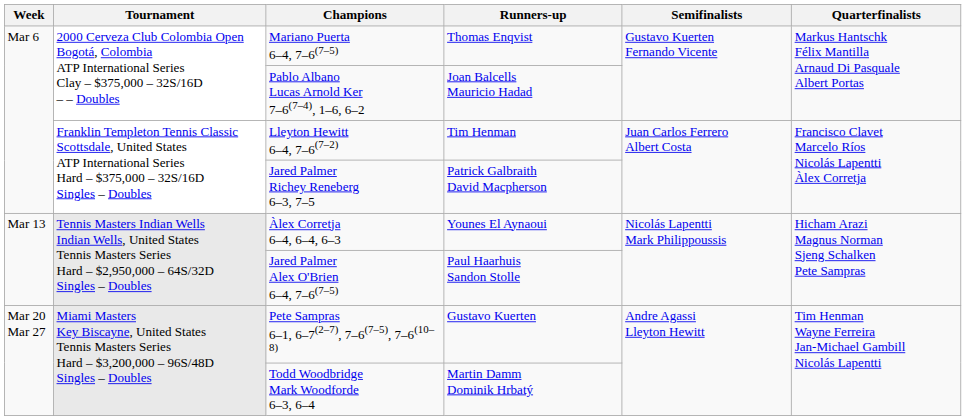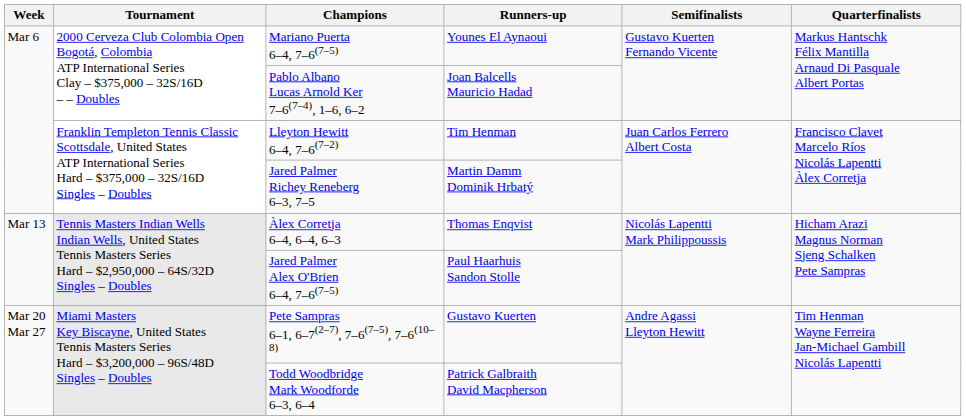(490, 37) Thomas Enqvist -> (497, 37) Younes El Aynaoui
(497, 179) Patrick Galbraith David Macpherson -> (490, 179) Martin Damm Dominik Hrbatý
(497, 224) Younes El Aynaoui -> (490, 224) Thomas Enqvist
(490, 381) Martin Damm Dominik Hrbatý -> (497, 381) Patrick Galbraith David Macpherson
